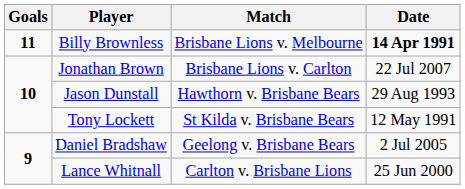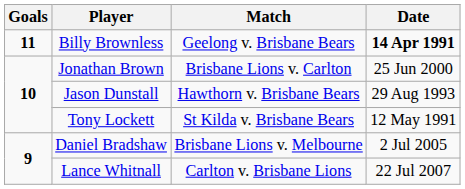(269, 42) Brisbane Lions v. Melbourne -> (269, 42) Geelong v. Brisbane Bears
(413, 68) 22 Jul 2007 -> (413, 68) 25 Jun 2000
(269, 145) Geelong v. Brisbane Bears -> (269, 145) Brisbane Lions v. Melbourne
(413, 171) 25 Jun 2000 -> (413, 171) 22 Jul 2007
